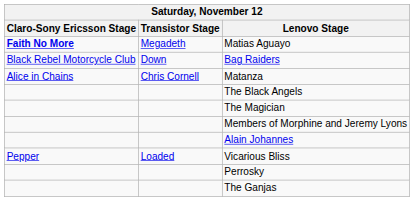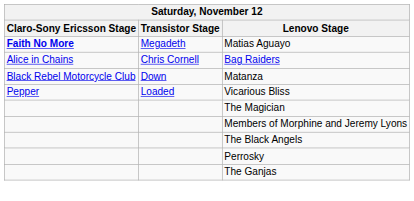(71, 60) Black Rebel Motorcycle Club -> (40, 60) Alice in Chains
(154, 60) Down -> (170, 60) Chris Cornell
(40, 76) Alice in Chains -> (71, 76) Black Rebel Motorcycle Club
(170, 76) Chris Cornell -> (154, 76) Down
rows swapped: (257, 156) <-> (263, 92)
- row: (259, 140)
